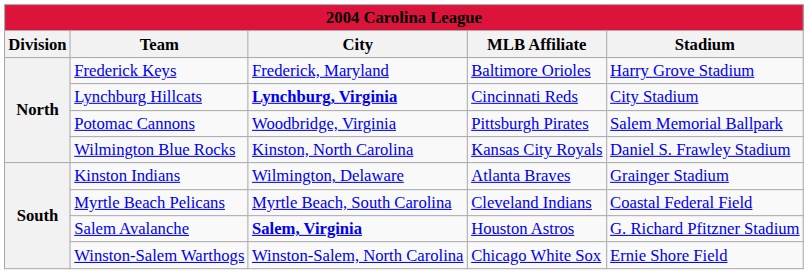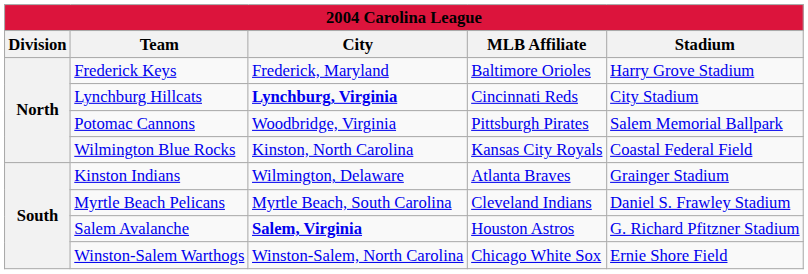(700, 149) Daniel S. Frawley Stadium -> (681, 149) Coastal Federal Field
(681, 202) Coastal Federal Field -> (700, 202) Daniel S. Frawley Stadium
